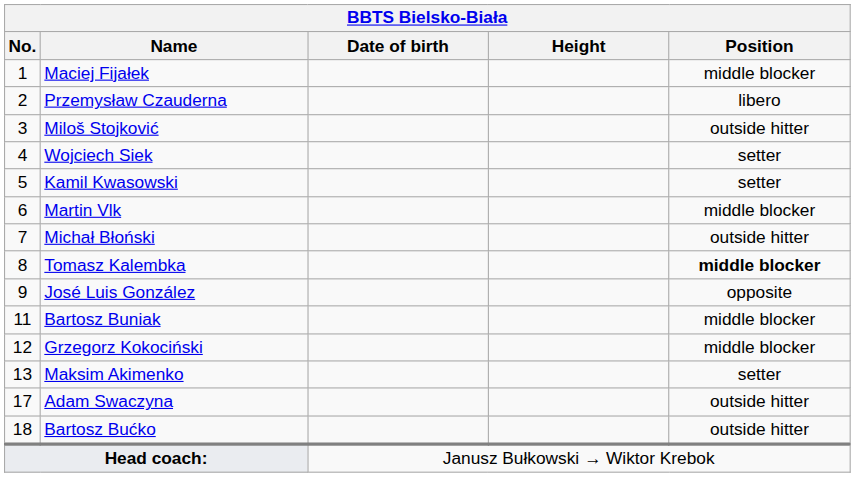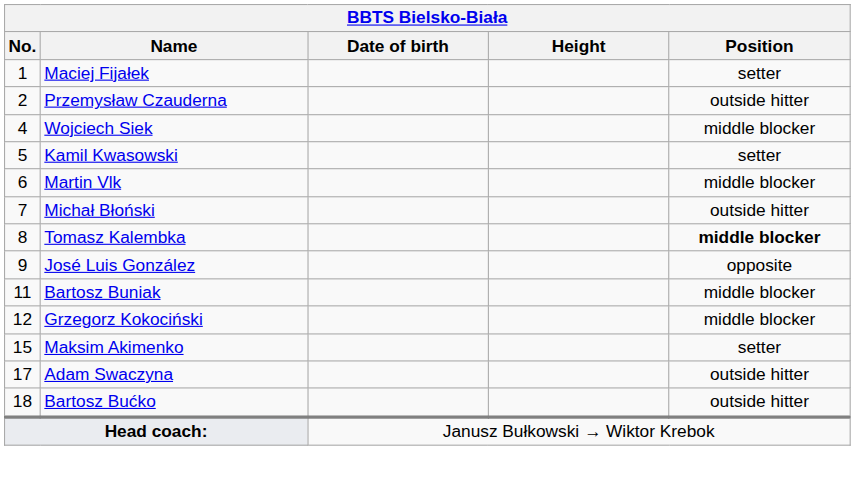(759, 73) middle blocker -> (759, 73) setter
(759, 100) libero -> (759, 100) outside hitter
- row: (101, 127)
(759, 155) setter -> (759, 127) middle blocker
(22, 374) 13 -> (22, 347) 15
